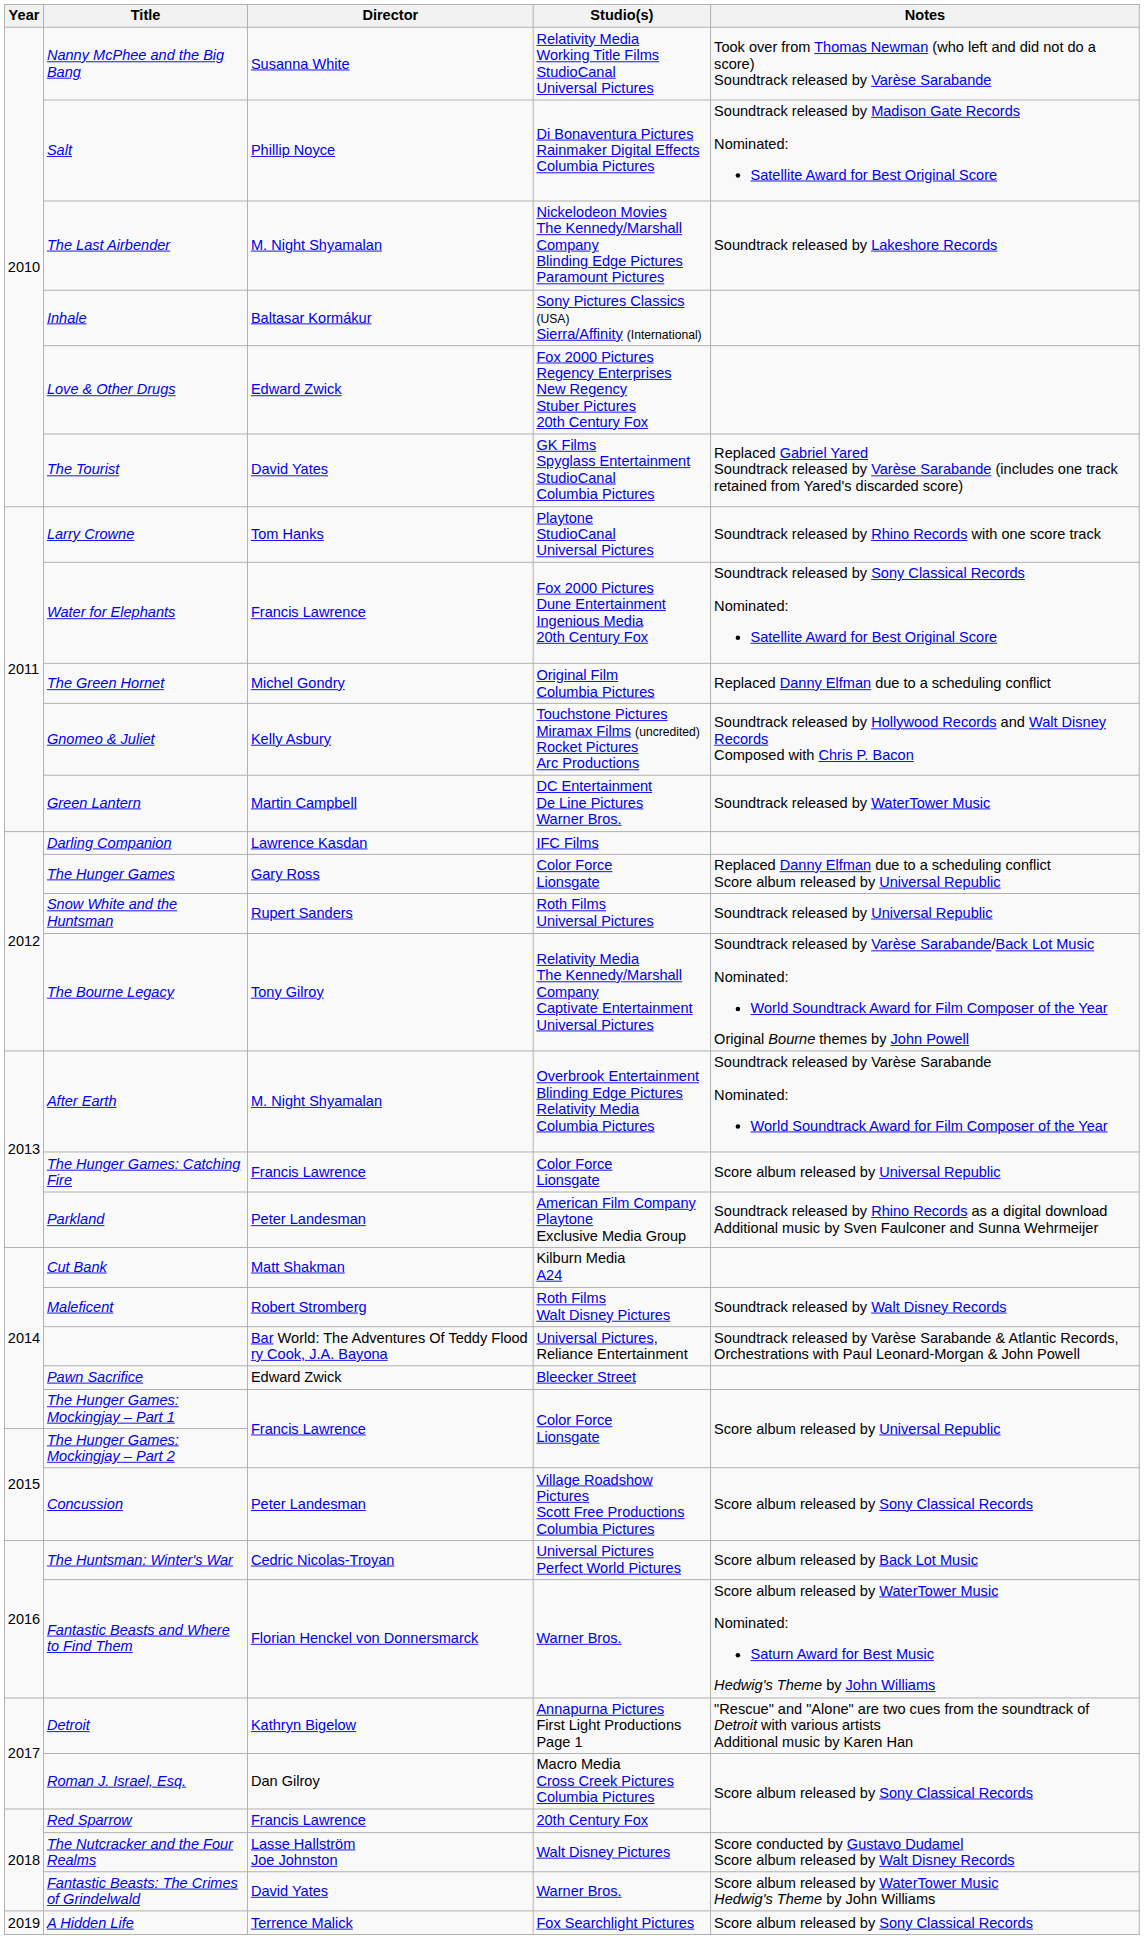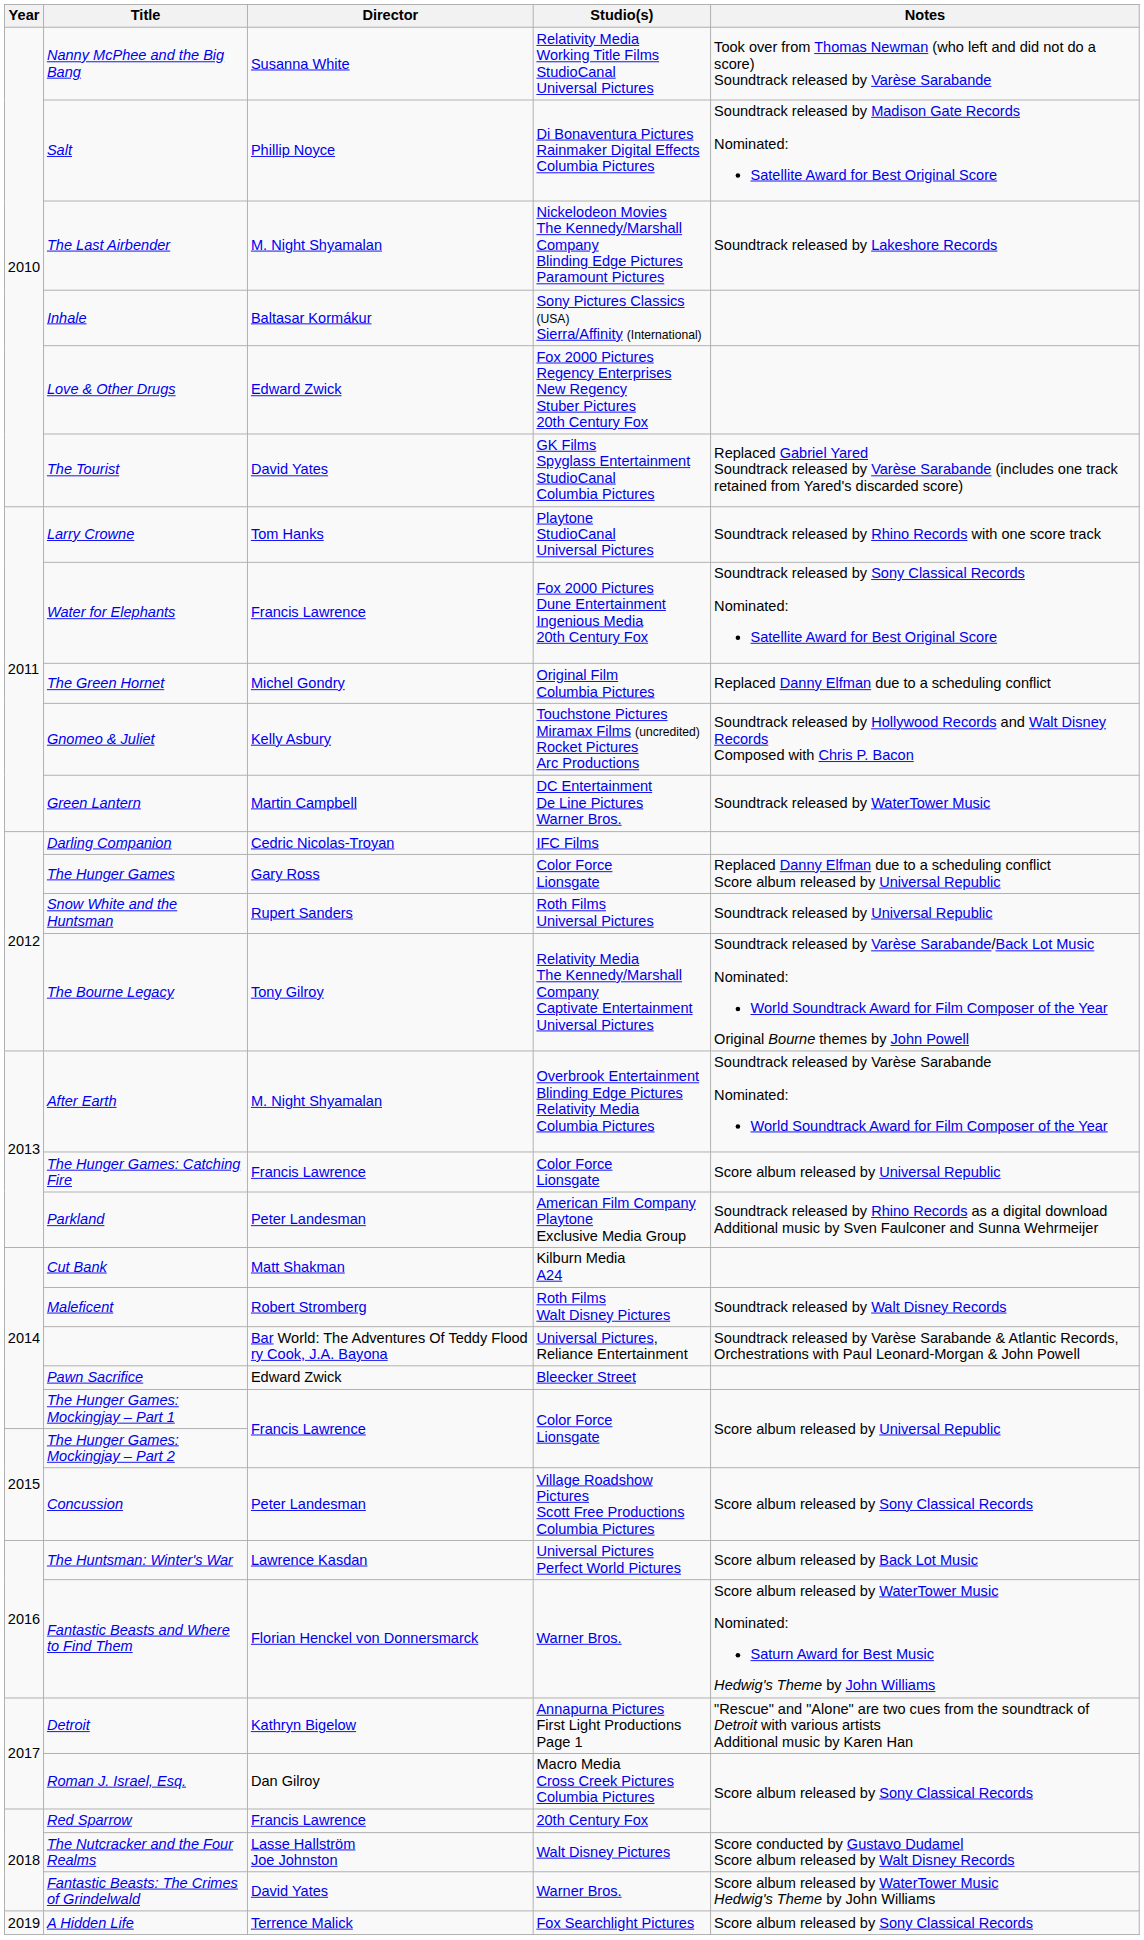(309, 842) Lawrence Kasdan -> (323, 842) Cedric Nicolas-Troyan
(323, 1560) Cedric Nicolas-Troyan -> (309, 1560) Lawrence Kasdan
